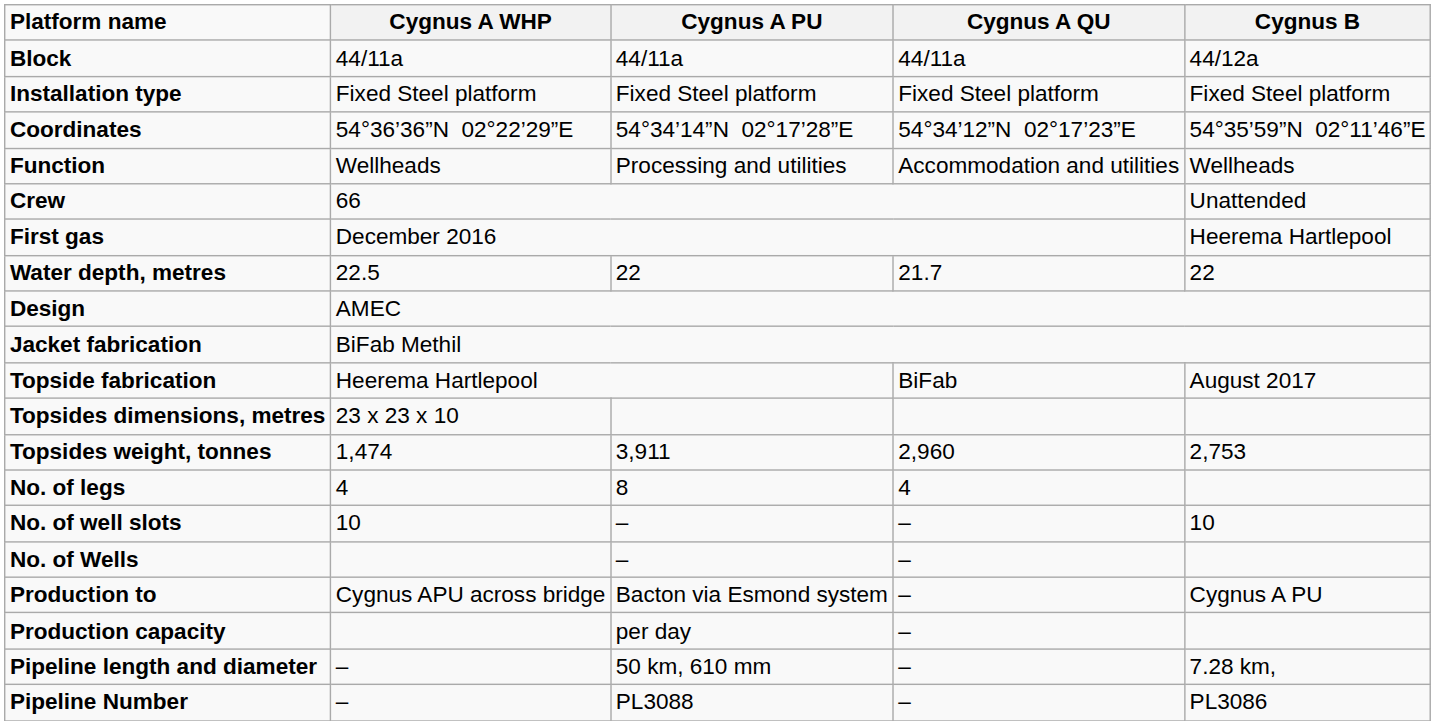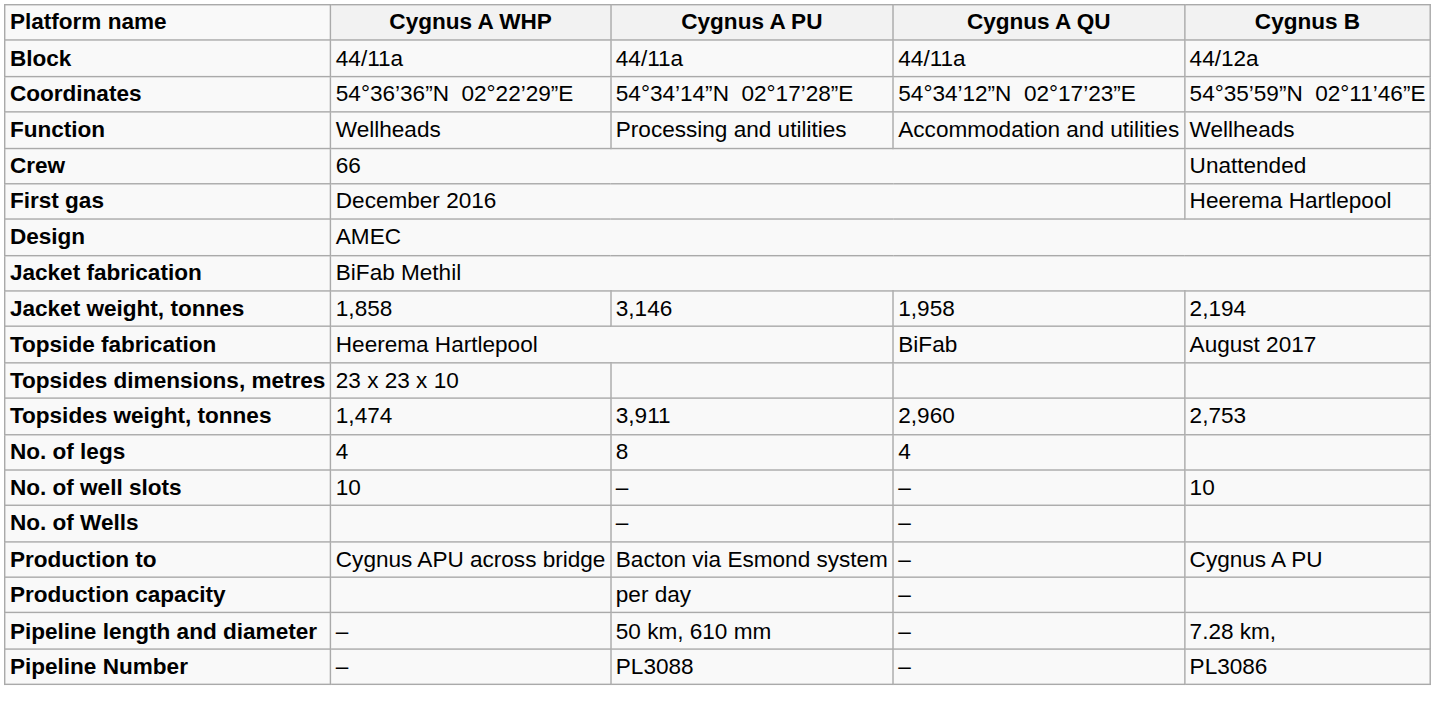- row: (96, 93)
- row: (118, 272)
+ row: (127, 308)
